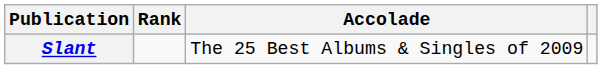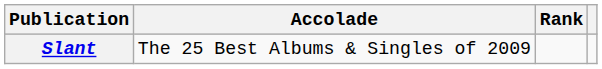columns swapped: (387, 20) <-> (160, 20)
